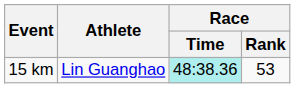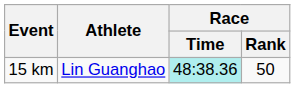(265, 70) 53 -> (265, 70) 50
